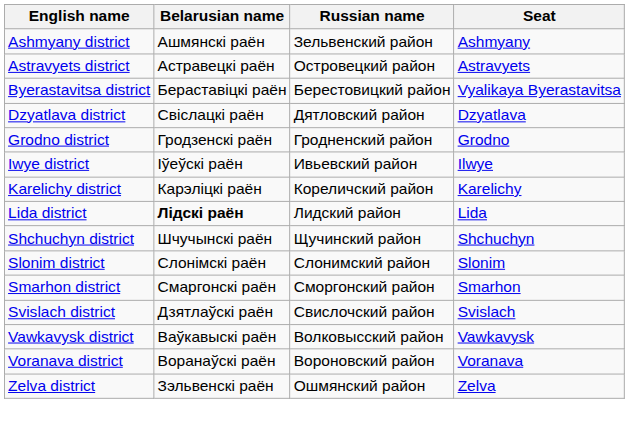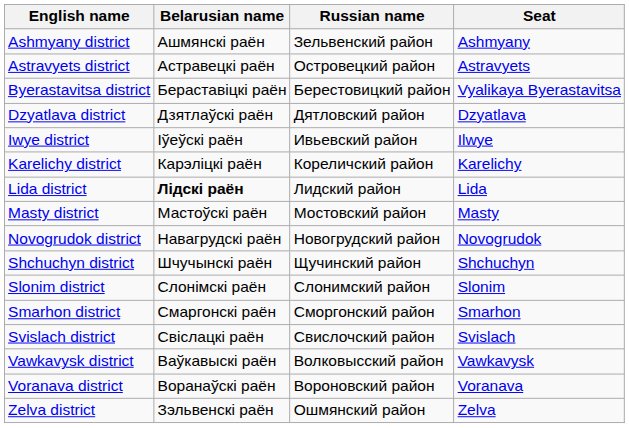(211, 115) Свіслацкі раён -> (215, 115) Дзятлаўскі раён
- row: (59, 139)
+ row: (53, 213)
+ row: (74, 238)
(215, 312) Дзятлаўскі раён -> (211, 336) Свіслацкі раён
